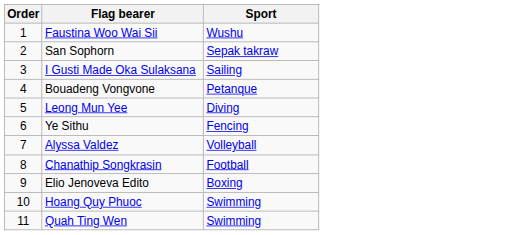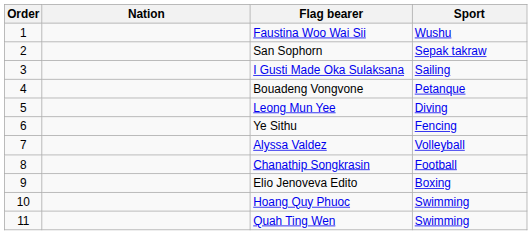+ column: (146, 14)
